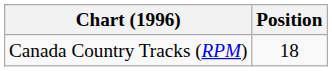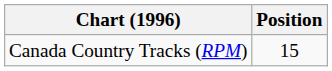(289, 50) 18 -> (289, 50) 15
